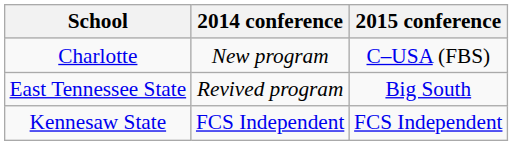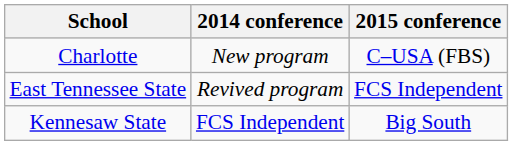(428, 88) Big South -> (428, 88) FCS Independent
(428, 122) FCS Independent -> (428, 122) Big South
